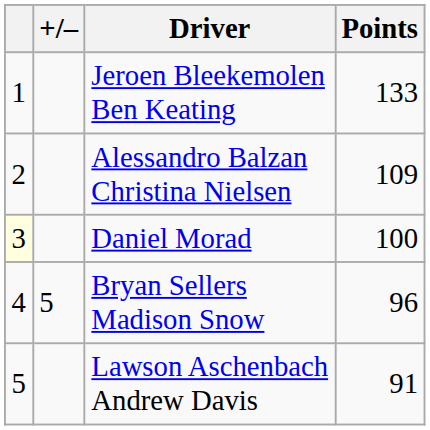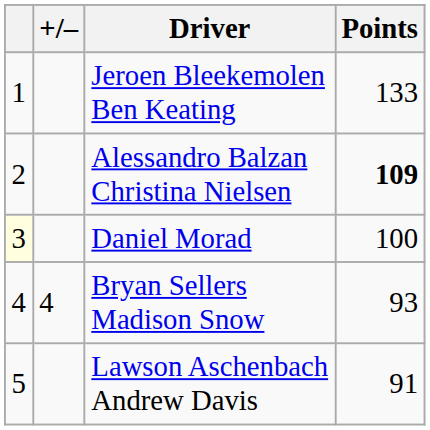(396, 174) normal -> (396, 174) bold
(46, 302) 5 -> (46, 302) 4
(404, 302) 96 -> (404, 302) 93
